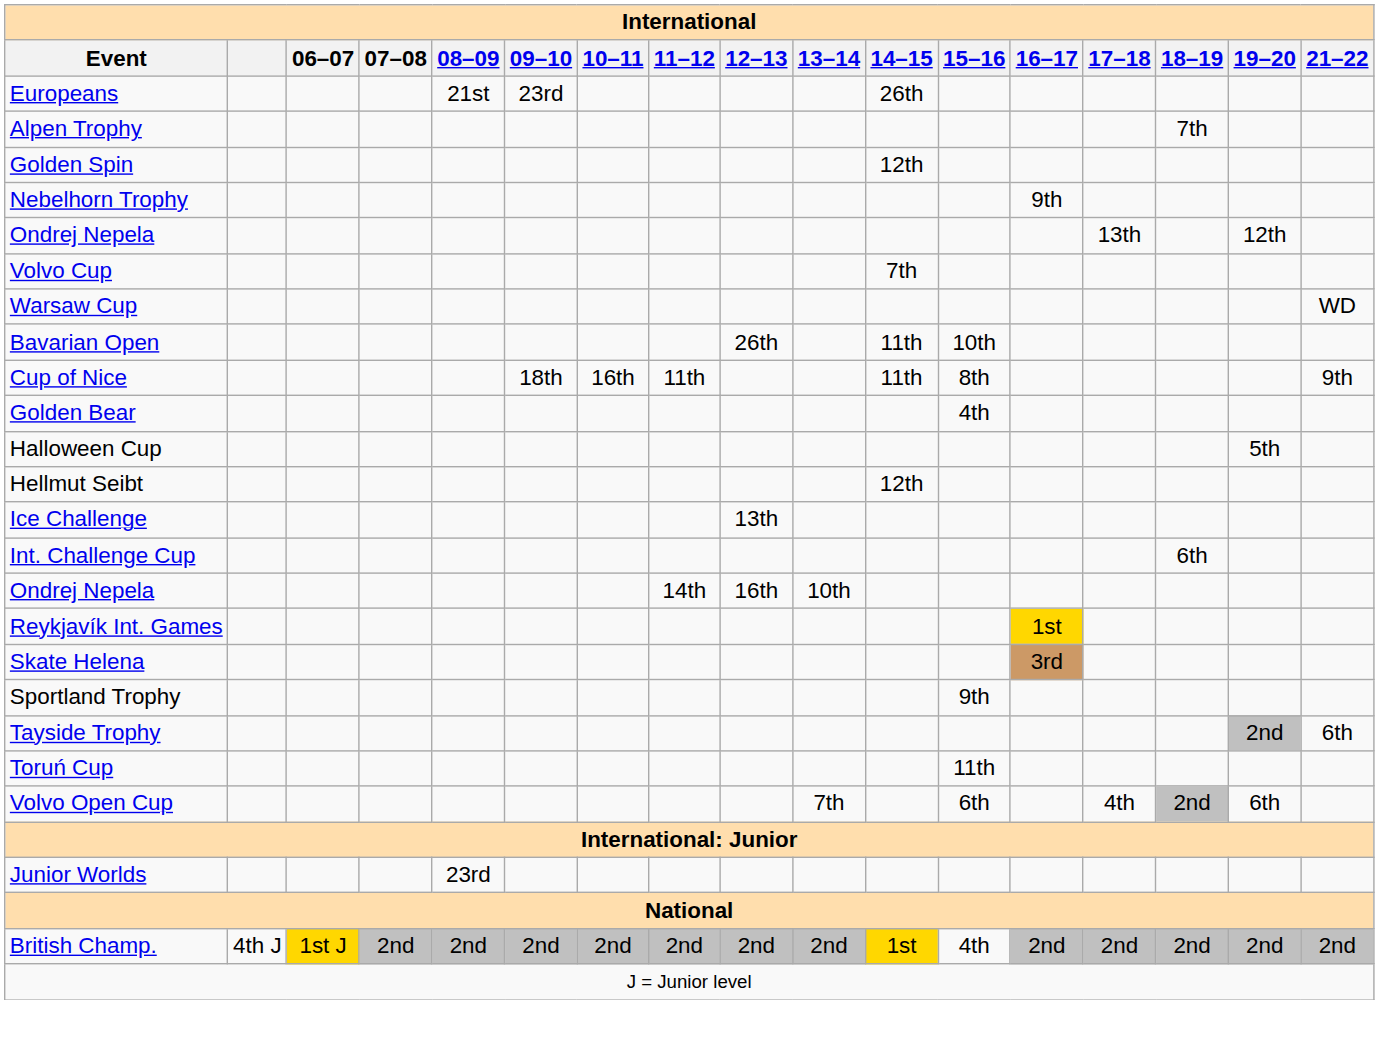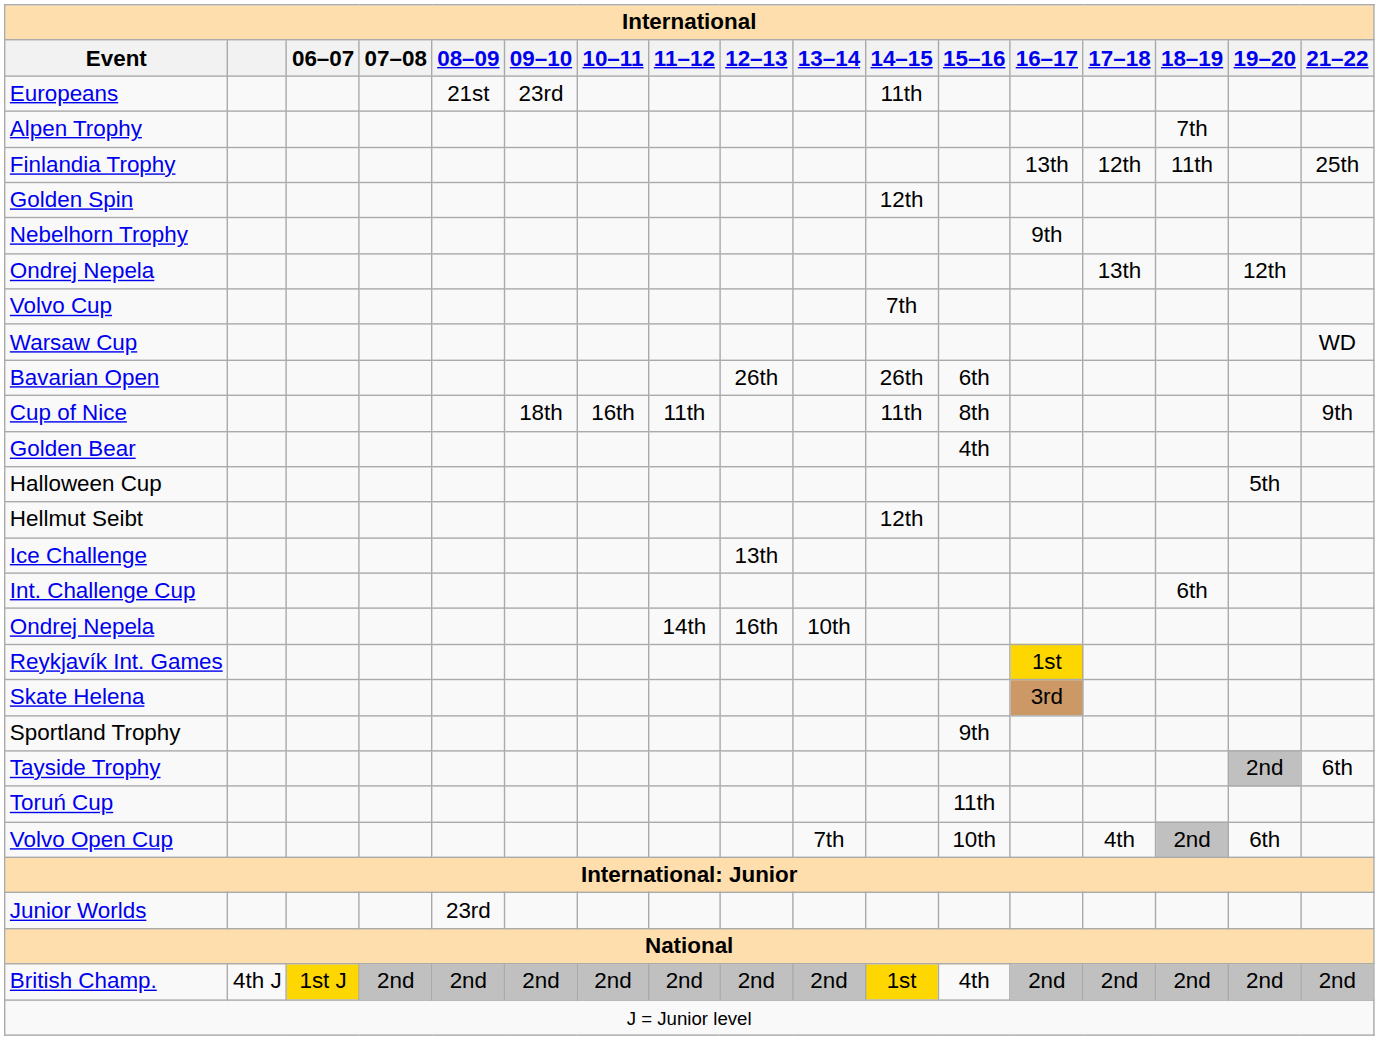(902, 93) 26th -> (902, 93) 11th
+ row: (93, 164)
(902, 341) 11th -> (902, 377) 26th
(974, 341) 10th -> (974, 377) 6th
(974, 803) 6th -> (974, 839) 10th
